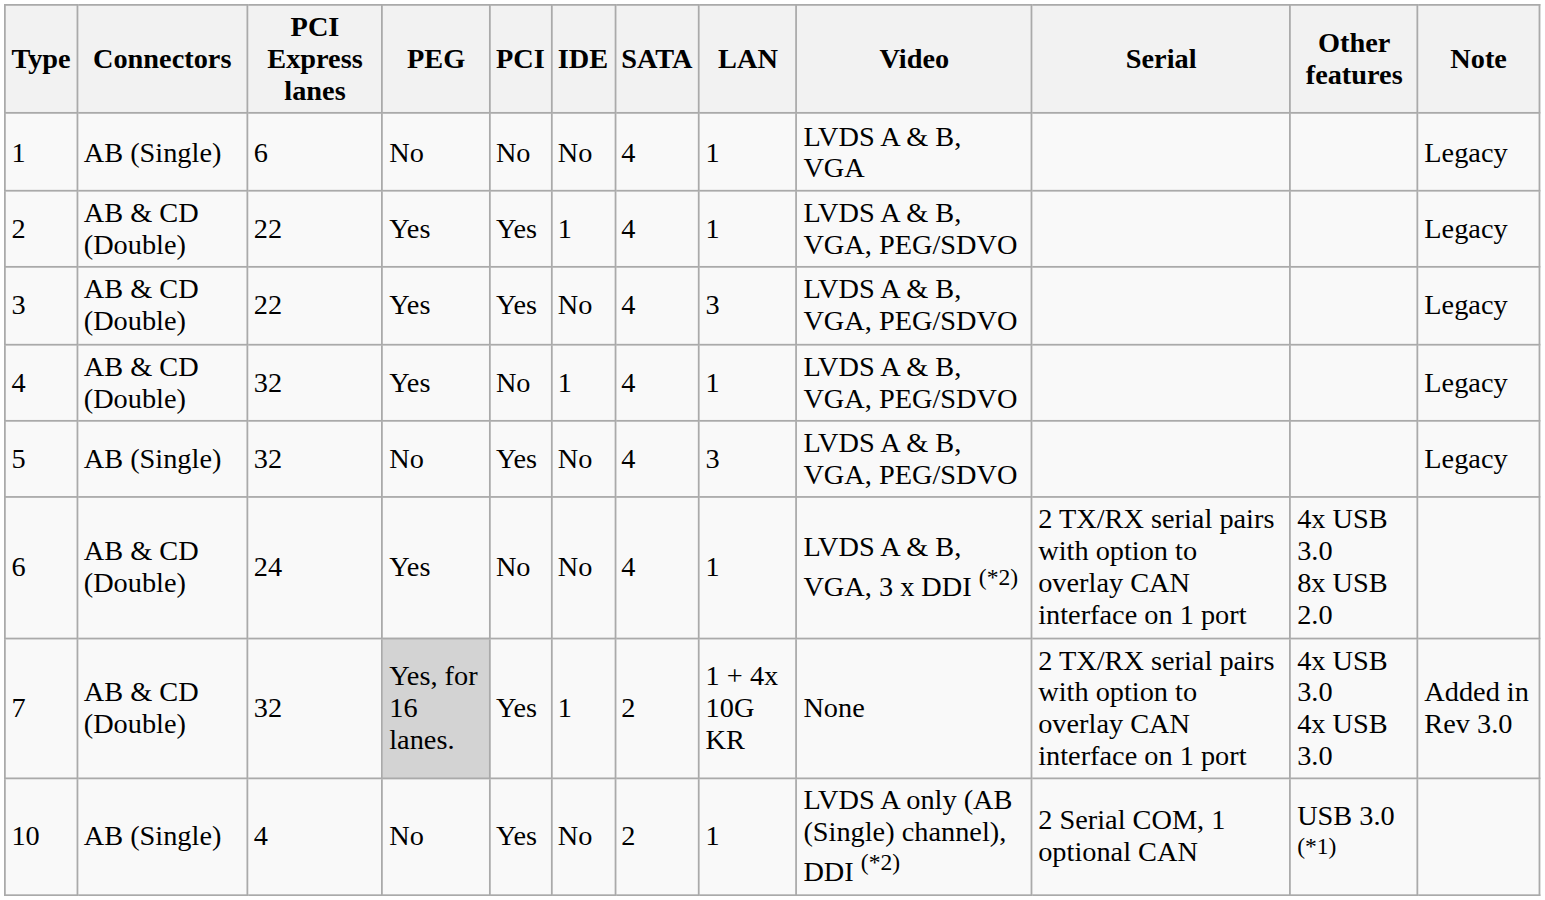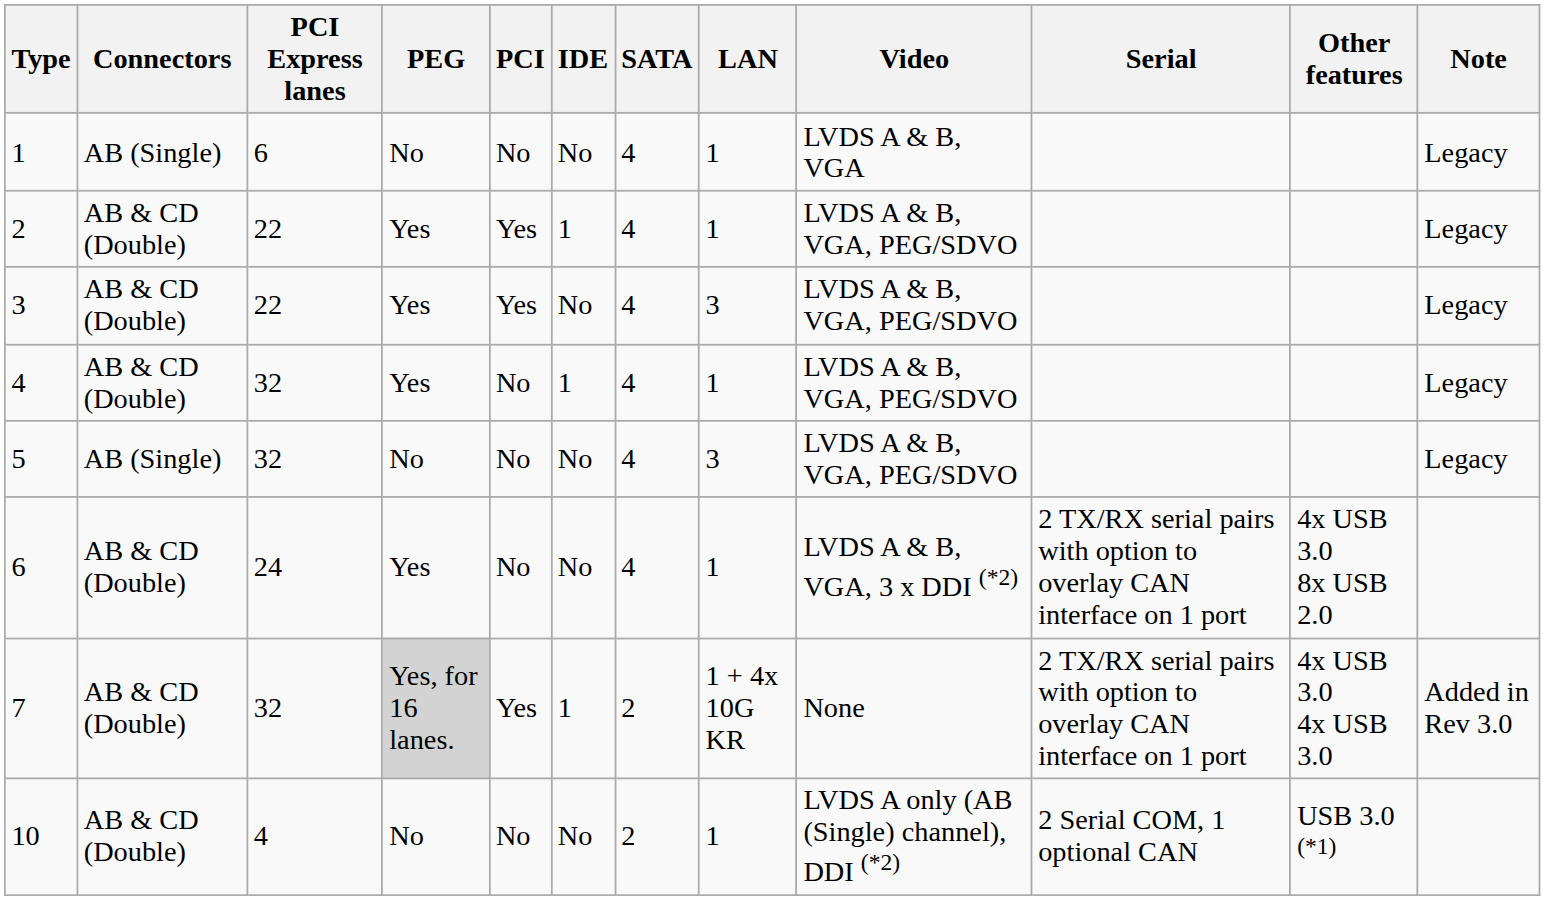(517, 458) Yes -> (513, 458) No
(153, 836) AB (Single) -> (141, 836) AB & CD (Double)
(517, 836) Yes -> (513, 836) No
